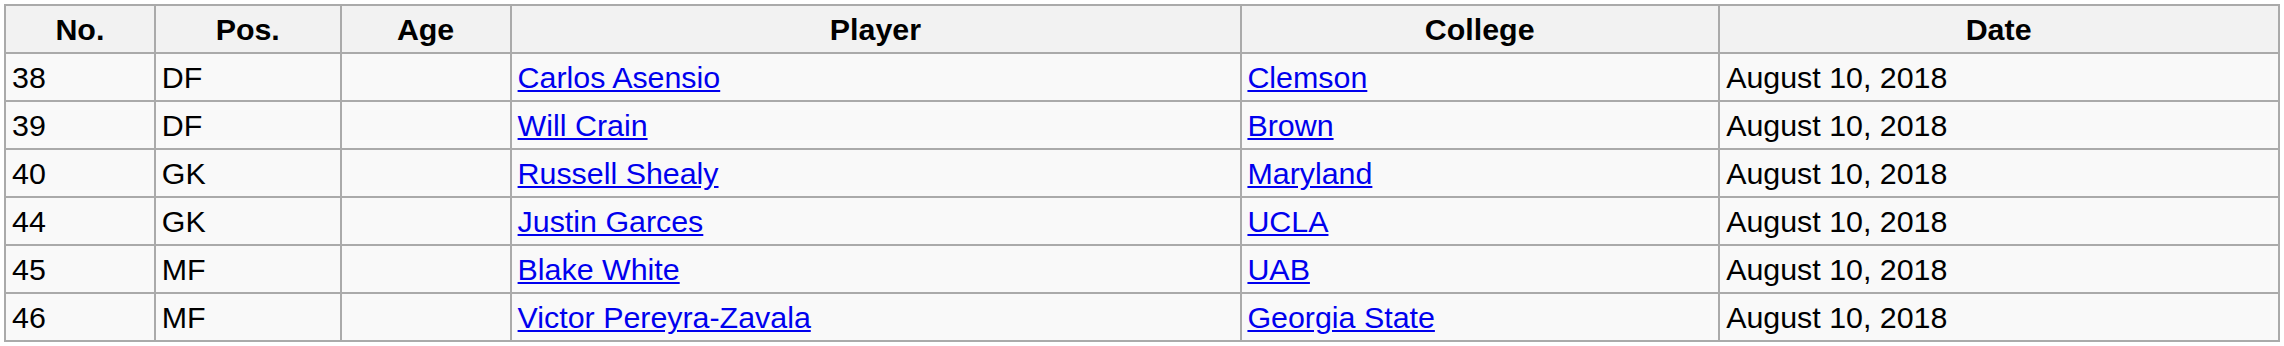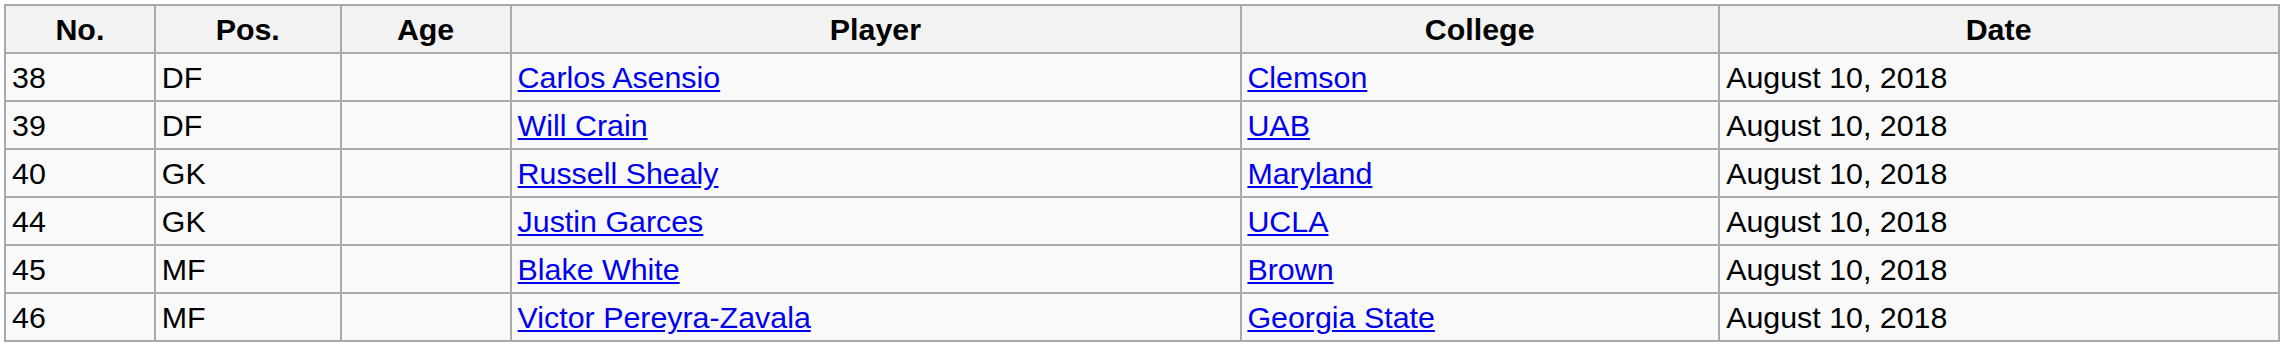(1290, 126) Brown -> (1279, 126) UAB
(1279, 270) UAB -> (1290, 270) Brown
